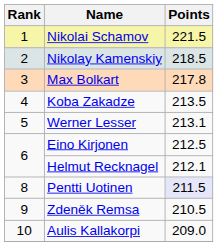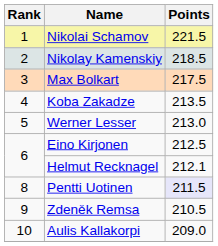(189, 79) 217.8 -> (189, 79) 217.5
(189, 123) 213.1 -> (189, 123) 213.0
